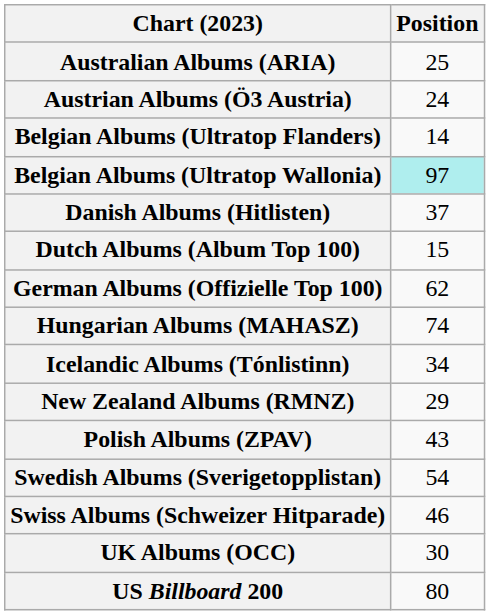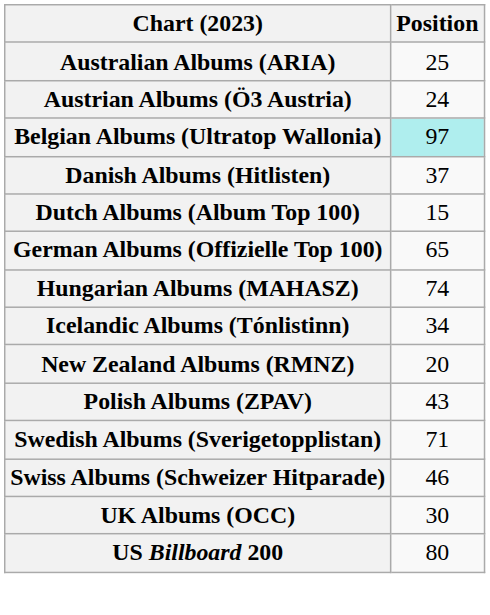- row: (198, 136)
(437, 288) 62 -> (437, 250) 65
(437, 401) 29 -> (437, 363) 20
(437, 477) 54 -> (437, 439) 71
